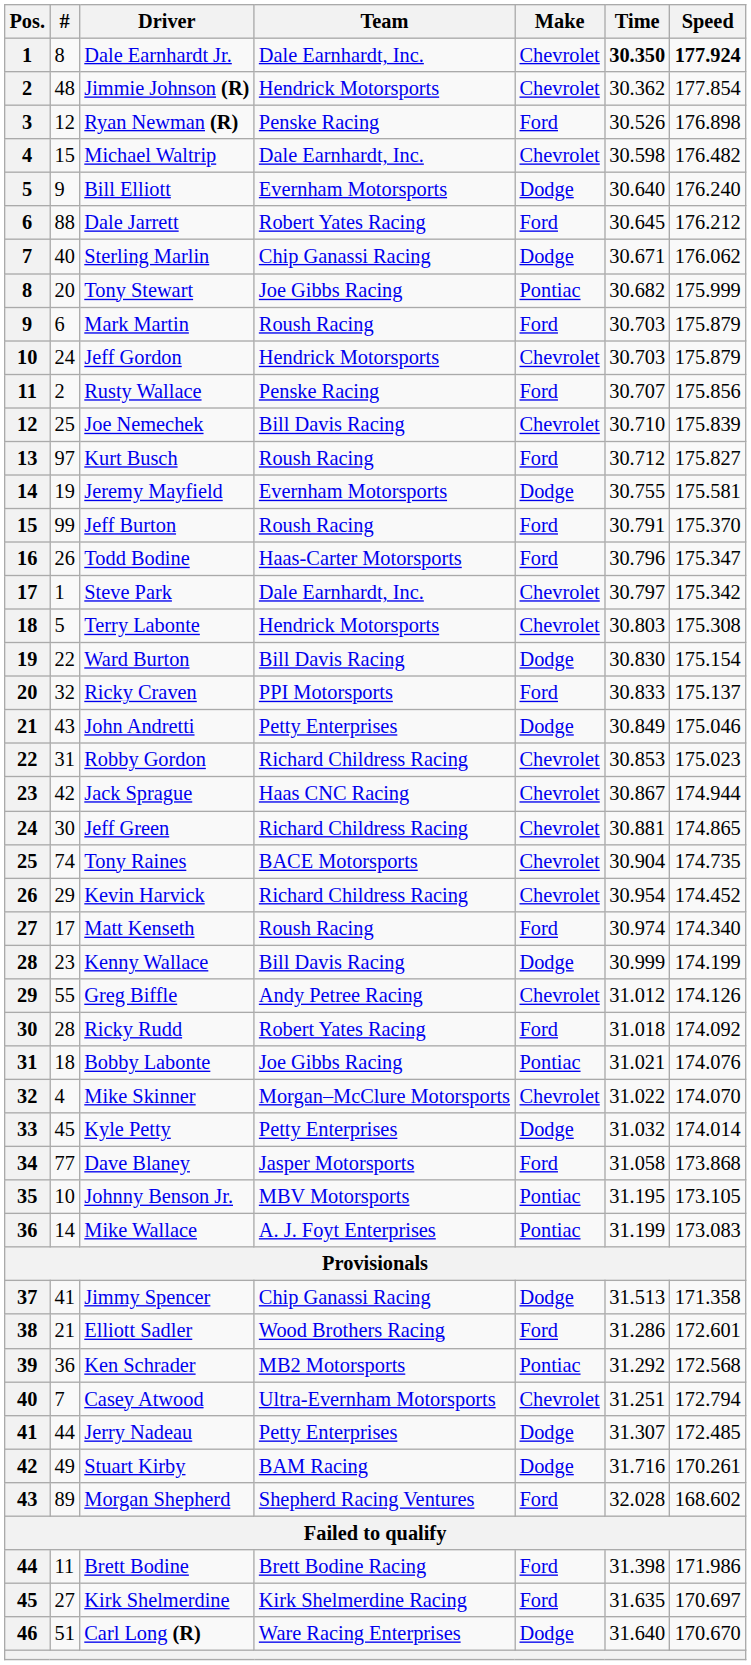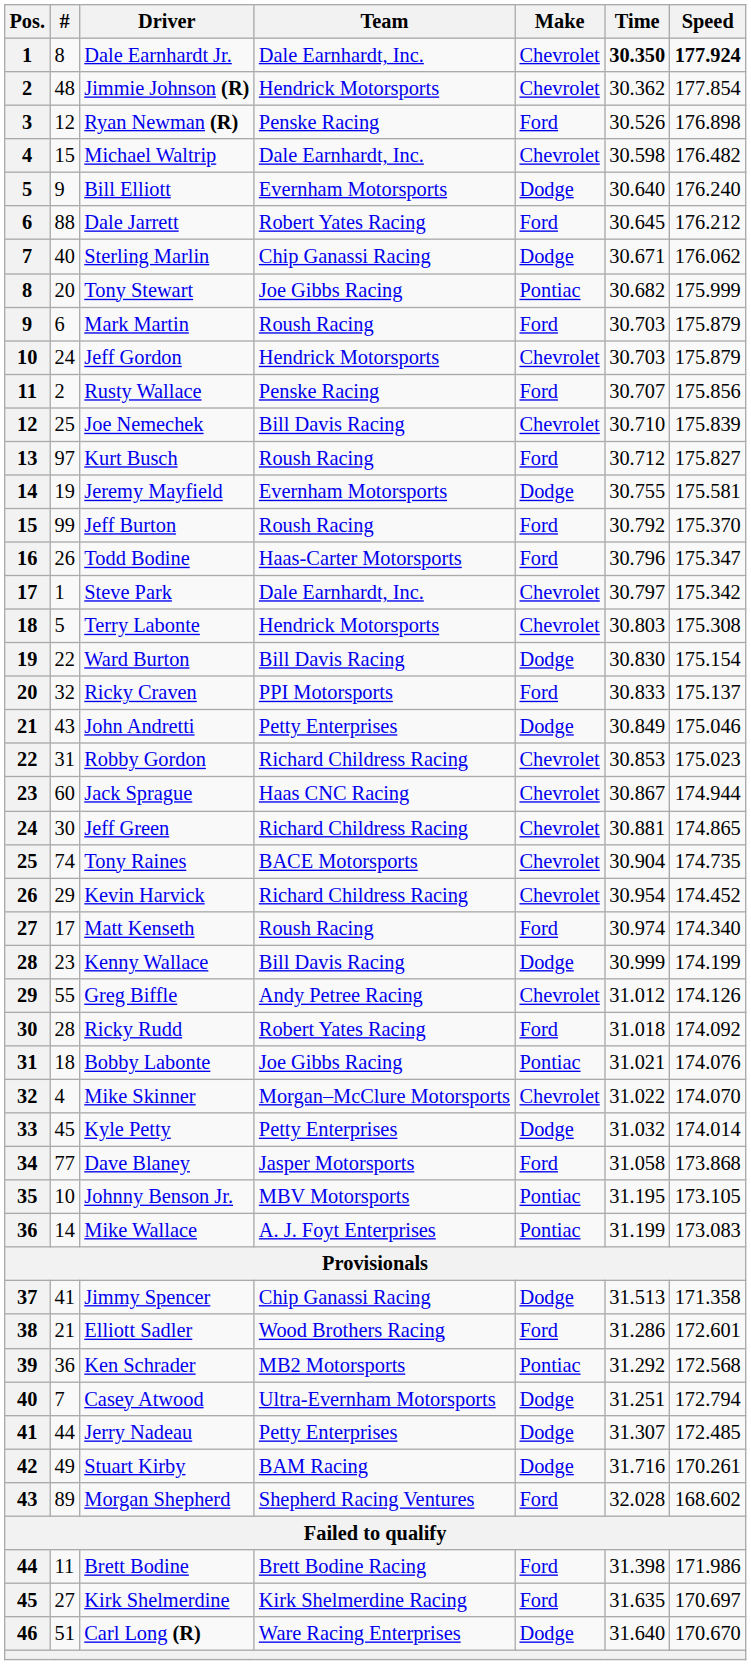(637, 525) 30.791 -> (637, 525) 30.792
(65, 793) 42 -> (65, 793) 60
(560, 1398) Chevrolet -> (547, 1398) Dodge
